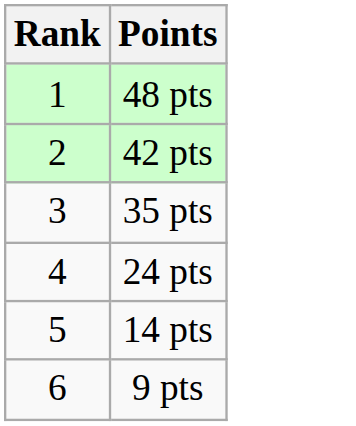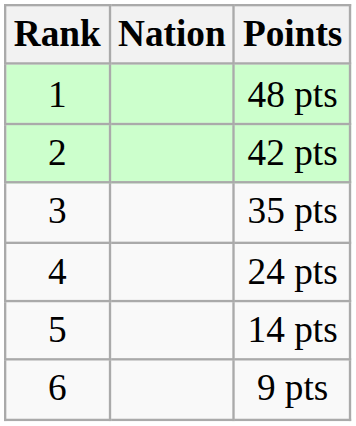+ column: (172, 34)
